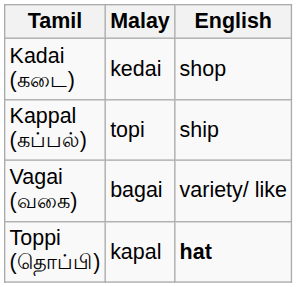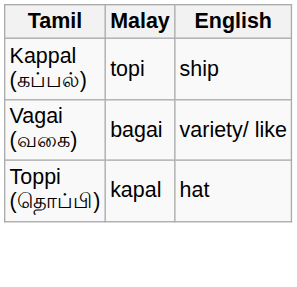- row: (42, 67)
(196, 251) bold -> (195, 190) normal
